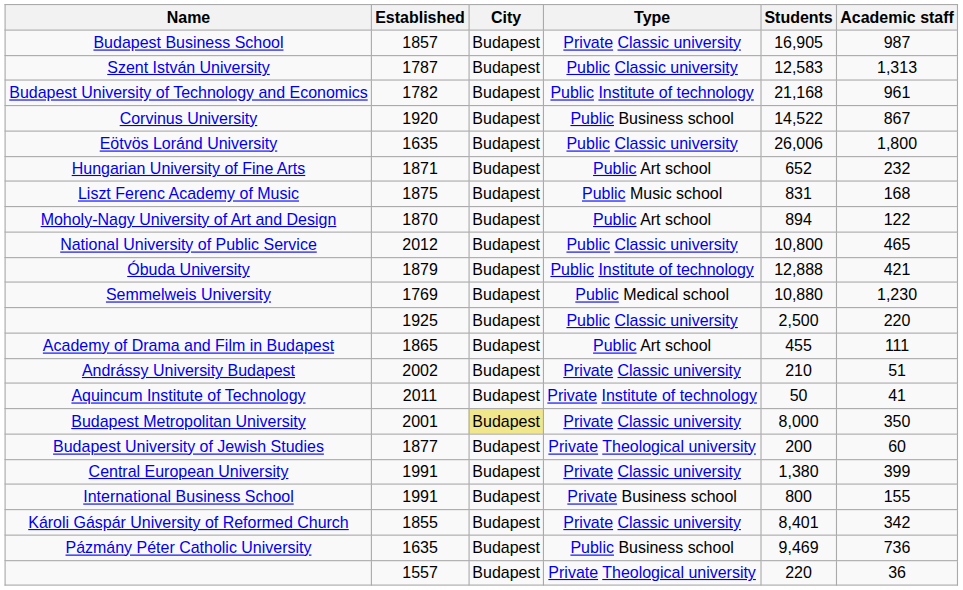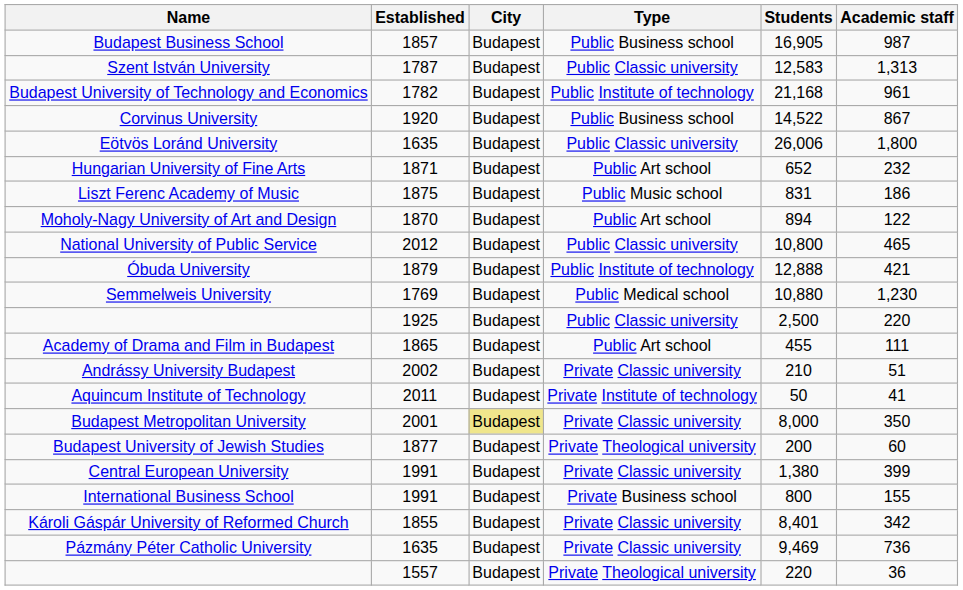(652, 42) Private Classic university -> (652, 42) Public Business school
(897, 194) 168 -> (897, 194) 186
(652, 547) Public Business school -> (652, 547) Private Classic university
